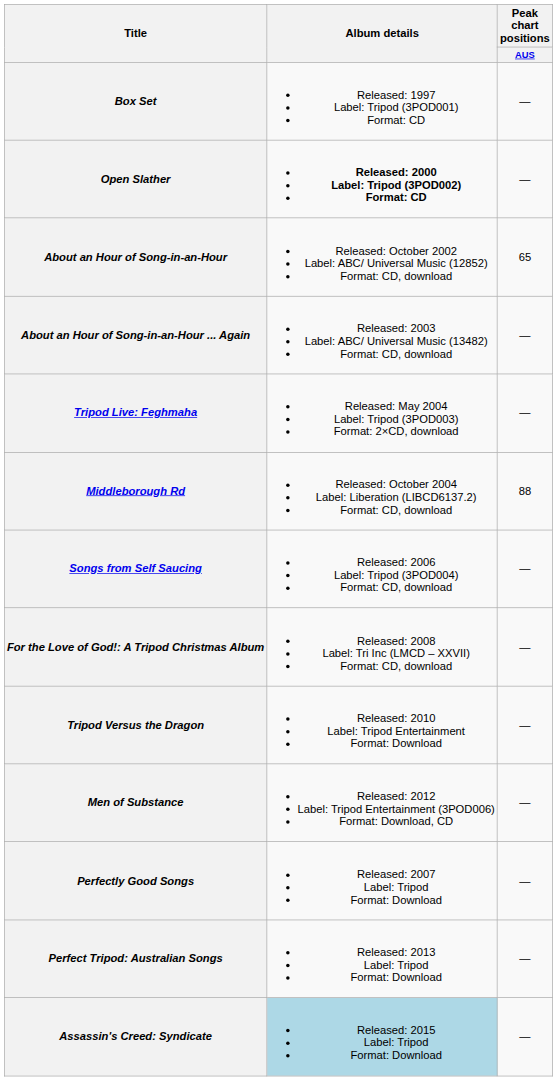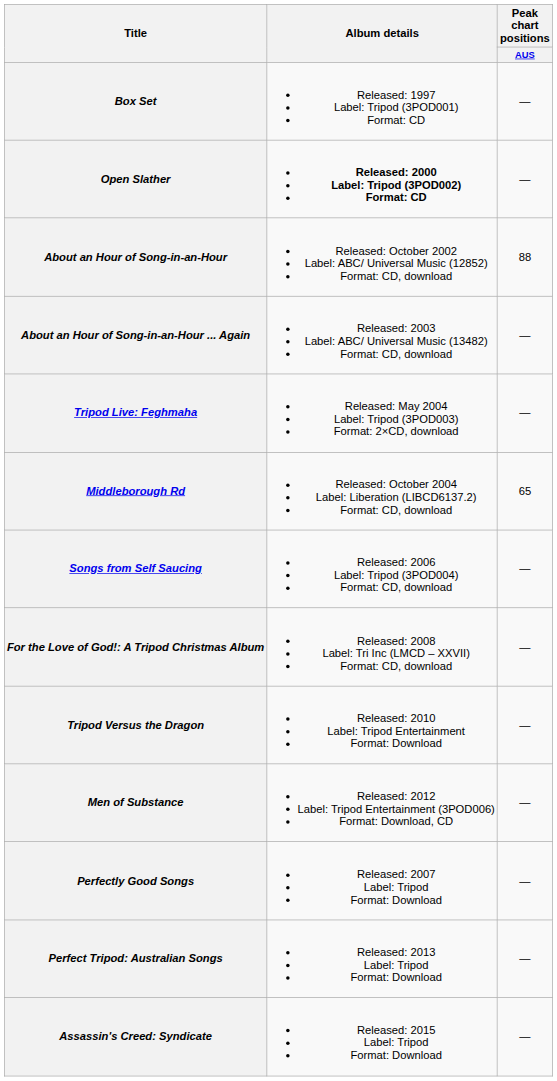(525, 257) 65 -> (525, 257) 88
(525, 491) 88 -> (525, 491) 65
(382, 1043) lightblue background -> (382, 1043) no background
